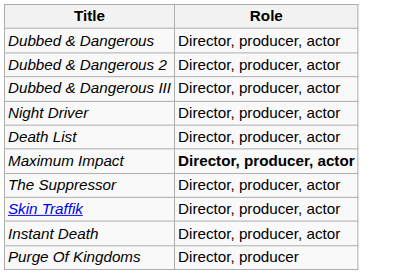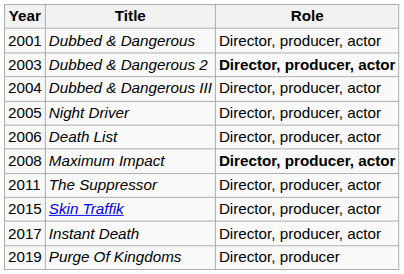+ column: (25, 16)
(259, 64) normal -> (307, 64) bold
